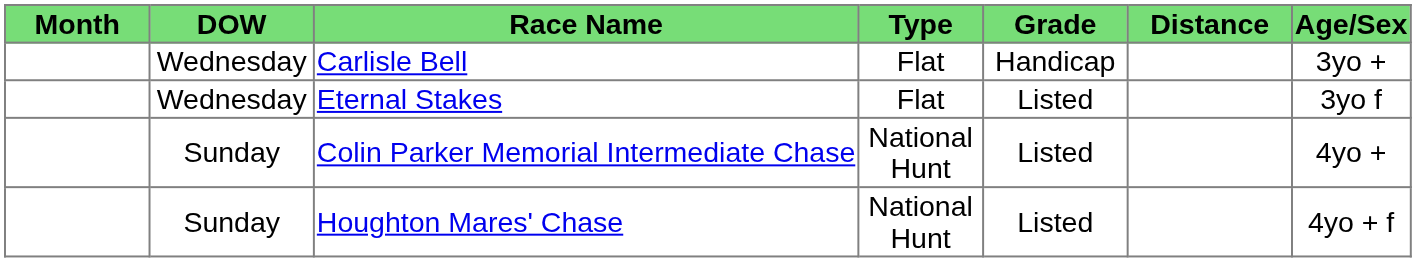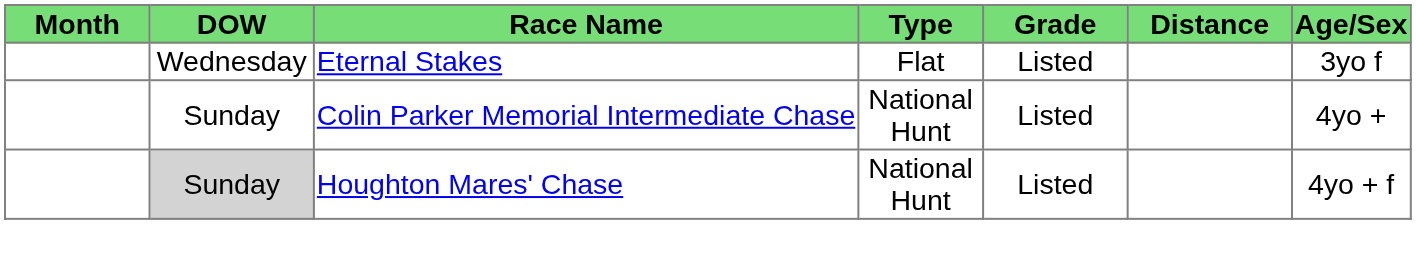- row: (392, 61)
(232, 222) no background -> (232, 184) lightgrey background
